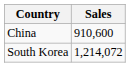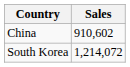(94, 33) 910,600 -> (94, 33) 910,602
